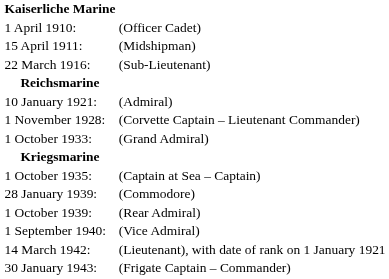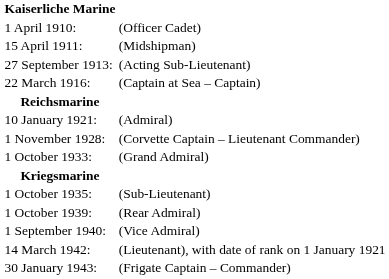+ row: (59, 64)
(165, 64) (Sub-Lieutenant) -> (190, 83) (Captain at Sea – Captain)
(190, 175) (Captain at Sea – Captain) -> (165, 193) (Sub-Lieutenant)
- row: (51, 193)
